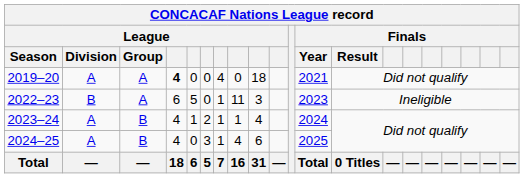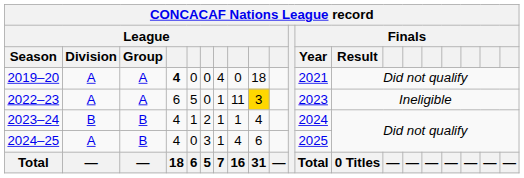(91, 99) B -> (91, 99) A
(259, 99) no background -> (259, 99) gold background
(91, 120) A -> (91, 120) B
